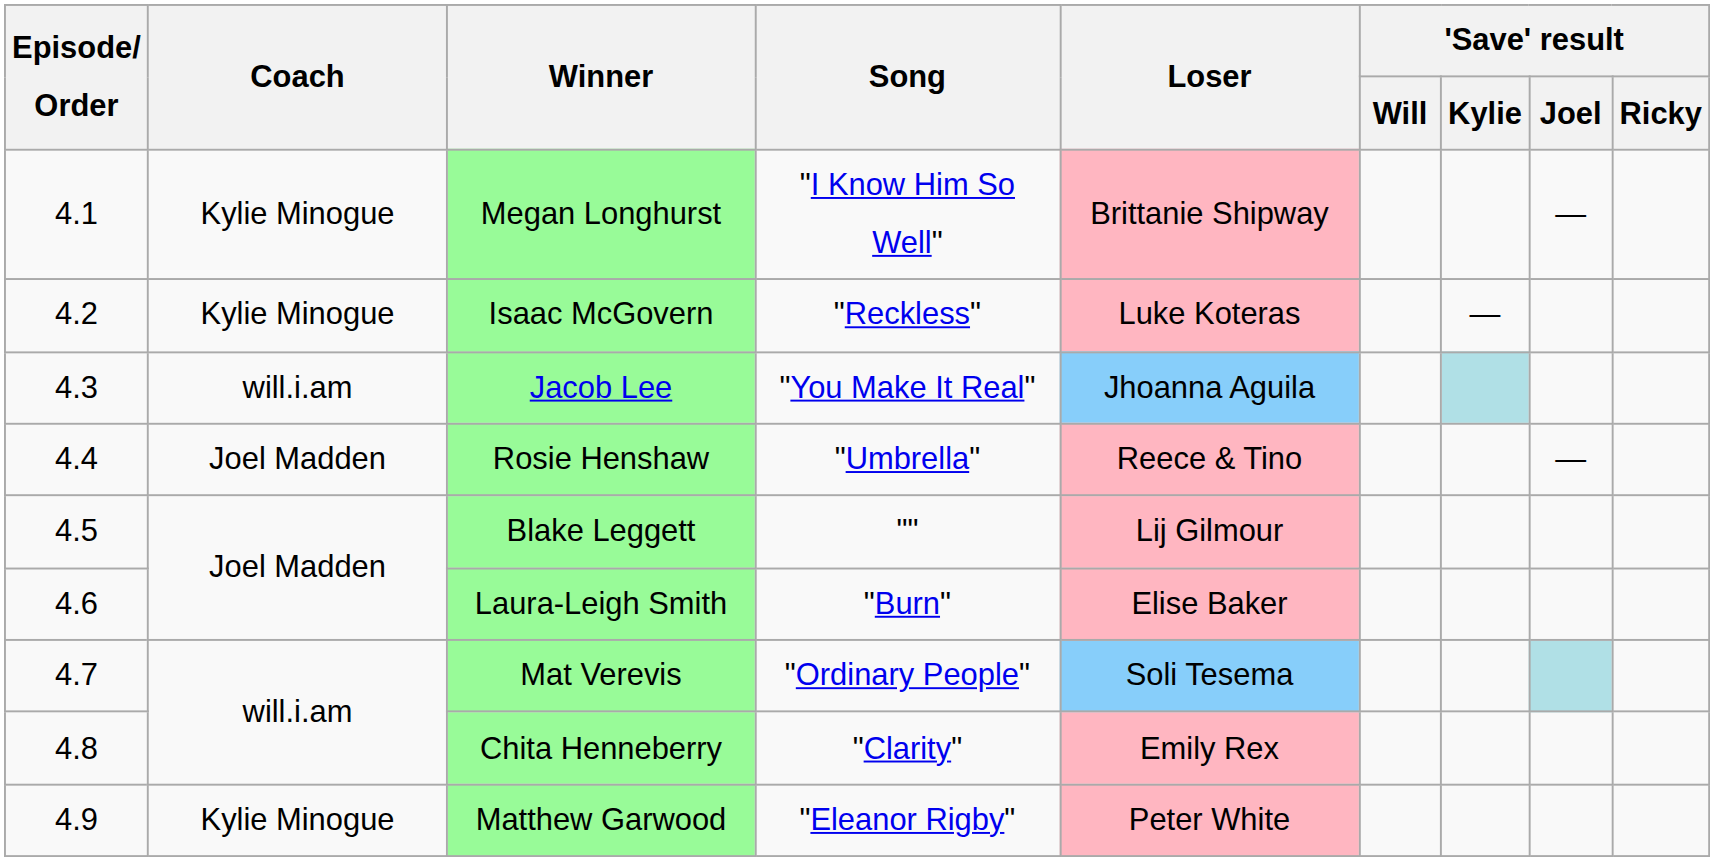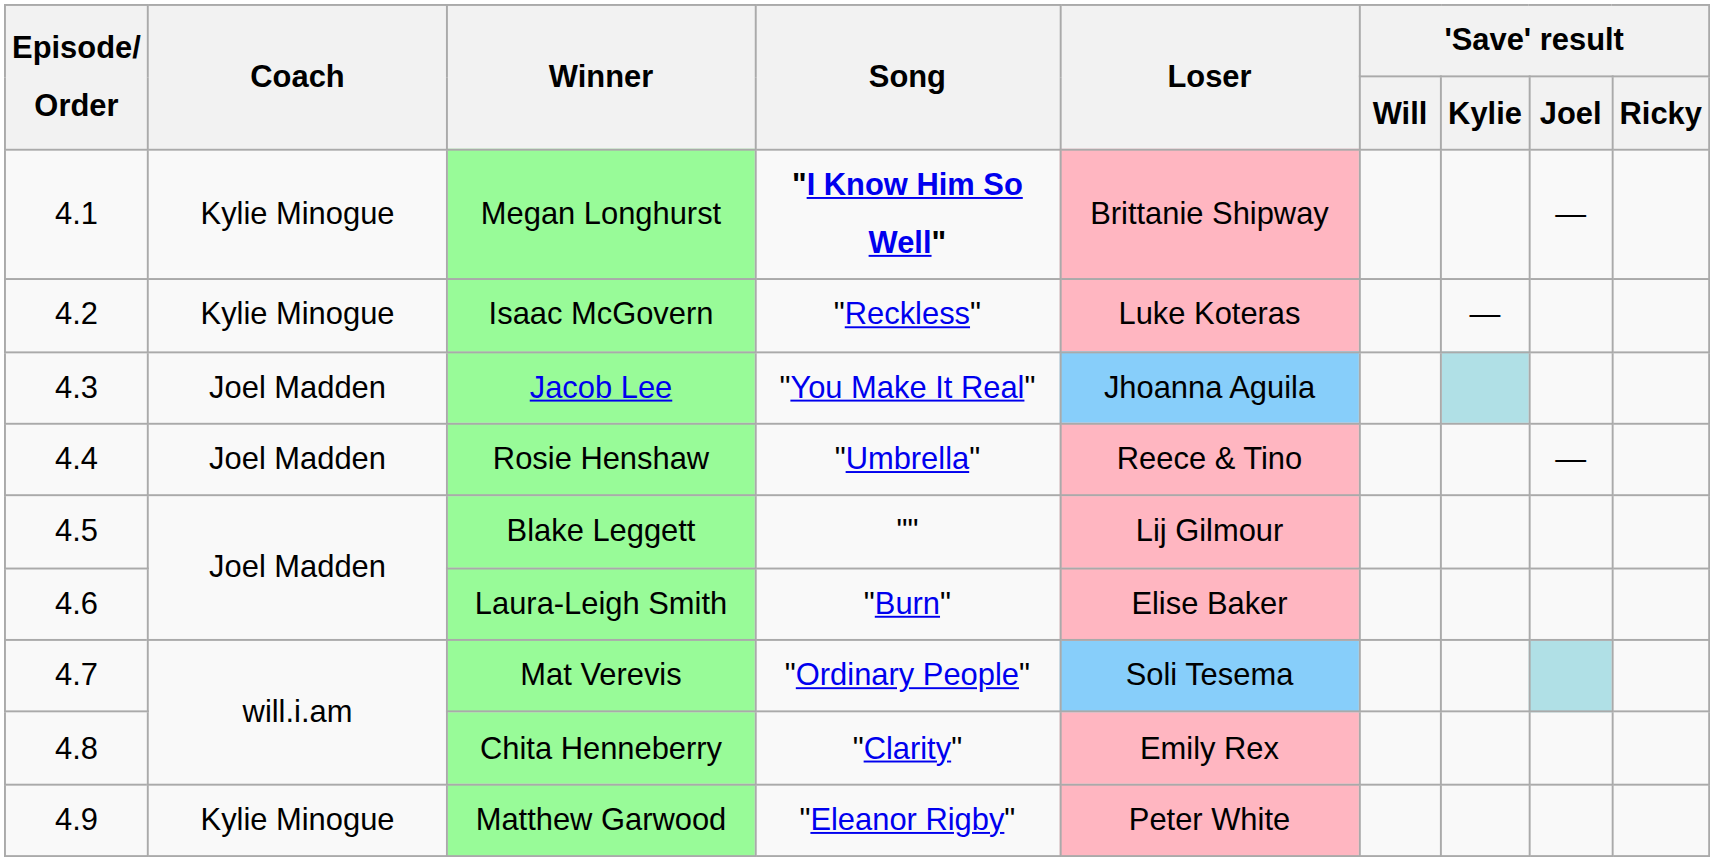(907, 213) normal -> (907, 213) bold
(297, 387) will.i.am -> (298, 387) Joel Madden
